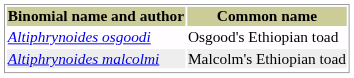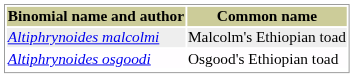rows swapped: (84, 58) <-> (79, 37)
